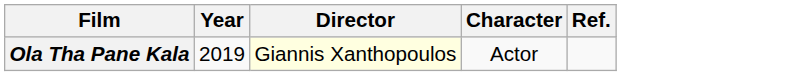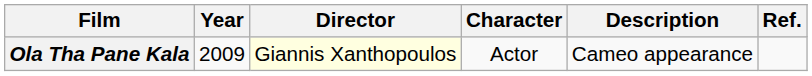+ column: (662, 20)
(222, 53) 2019 -> (222, 53) 2009
